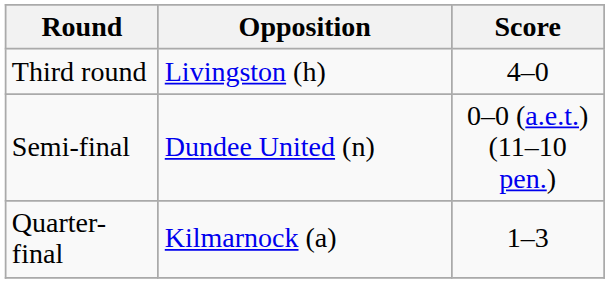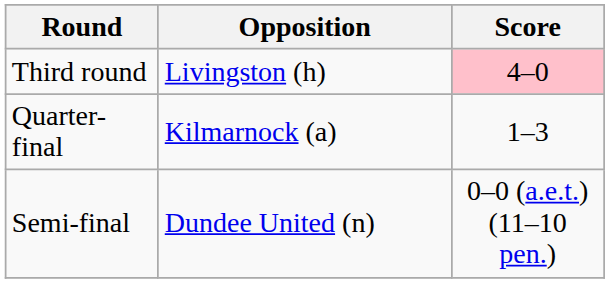(528, 71) no background -> (528, 71) pink background
rows swapped: (59, 238) <-> (71, 147)
